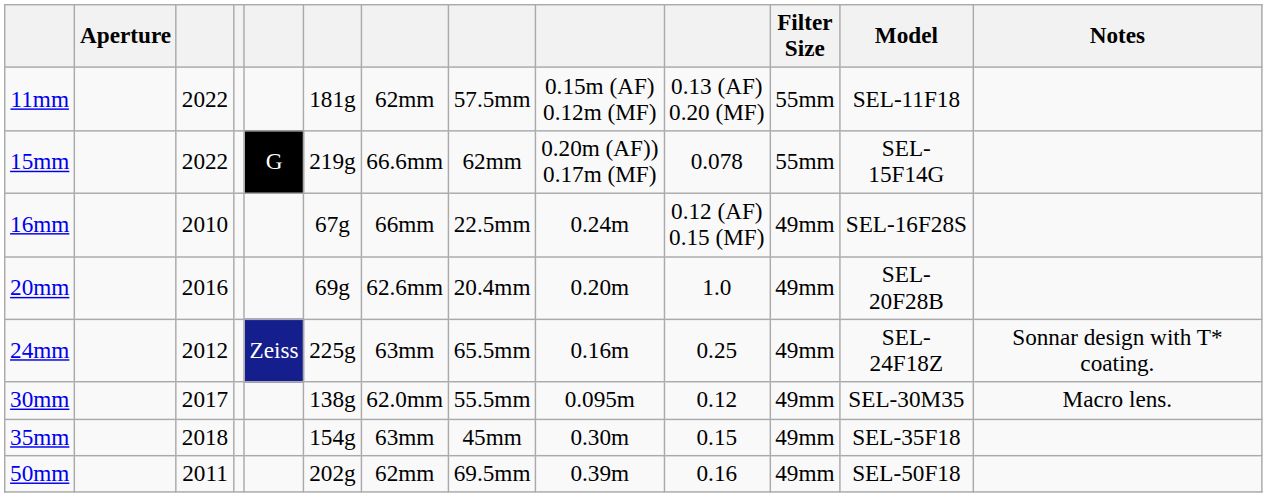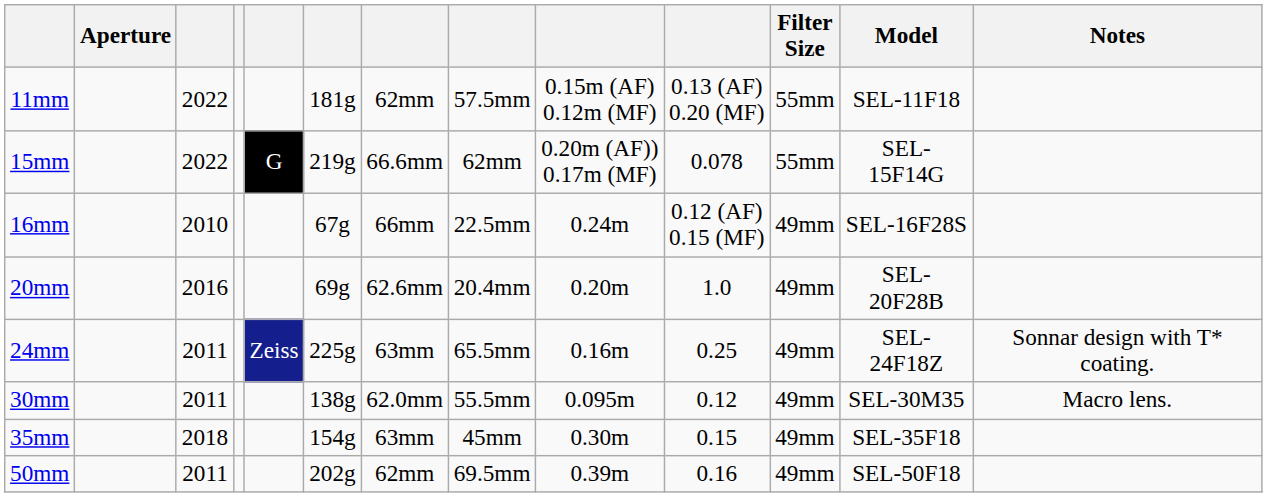(205, 350) 2012 -> (205, 350) 2011
(205, 400) 2017 -> (205, 400) 2011
